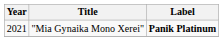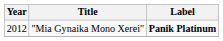(17, 28) 2021 -> (17, 28) 2012
